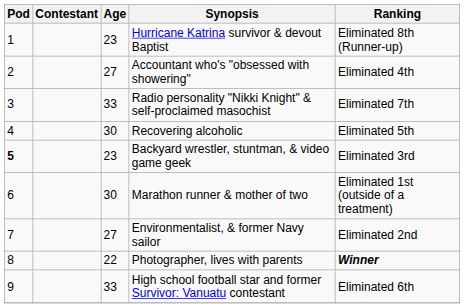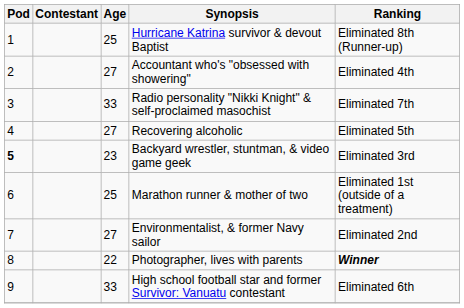(110, 39) 23 -> (110, 39) 25
(110, 130) 30 -> (110, 130) 27
(110, 195) 30 -> (110, 195) 25
